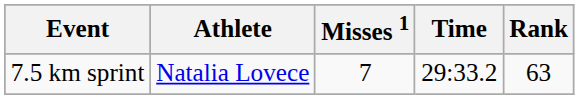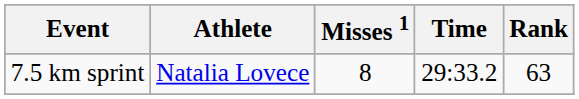(365, 73) 7 -> (365, 73) 8
